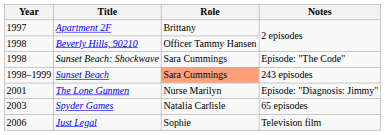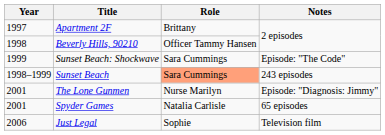(17, 59) 1998 -> (17, 59) 1999
(17, 106) 2003 -> (17, 106) 2001
